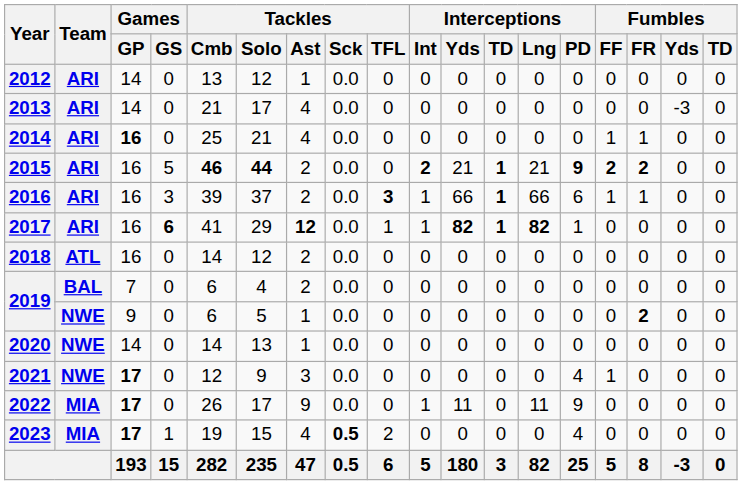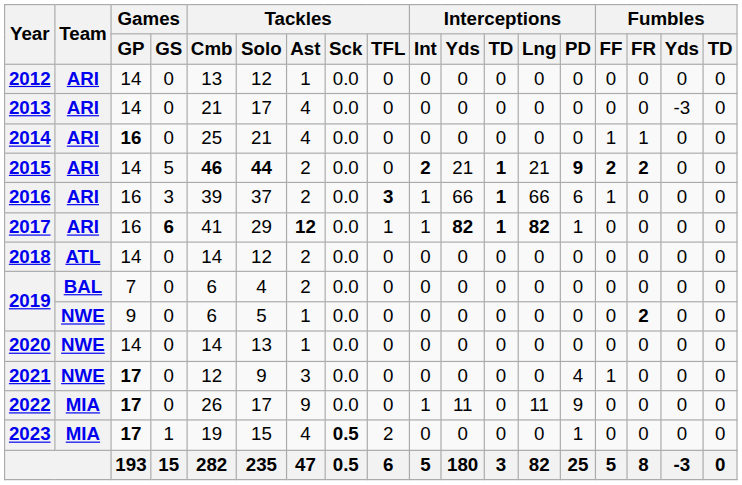(131, 167) 16 -> (131, 167) 14
(644, 197) 1 -> (644, 197) 0
(131, 256) 16 -> (131, 256) 14
(578, 434) 4 -> (578, 434) 1
